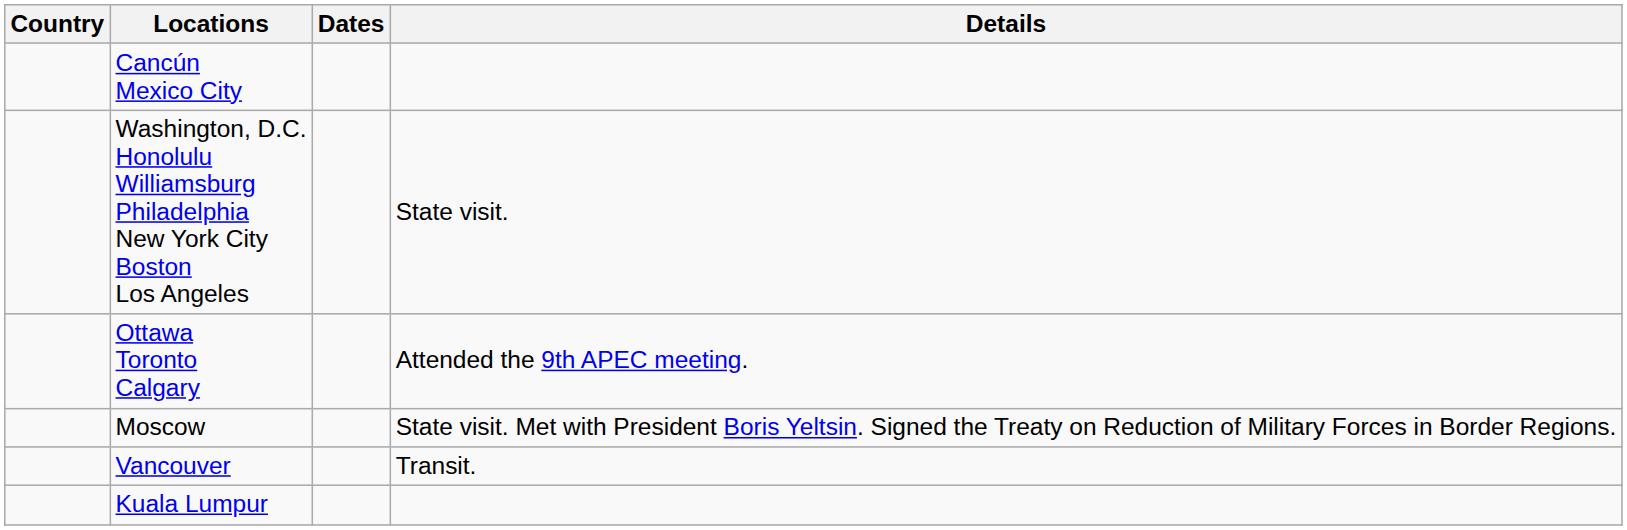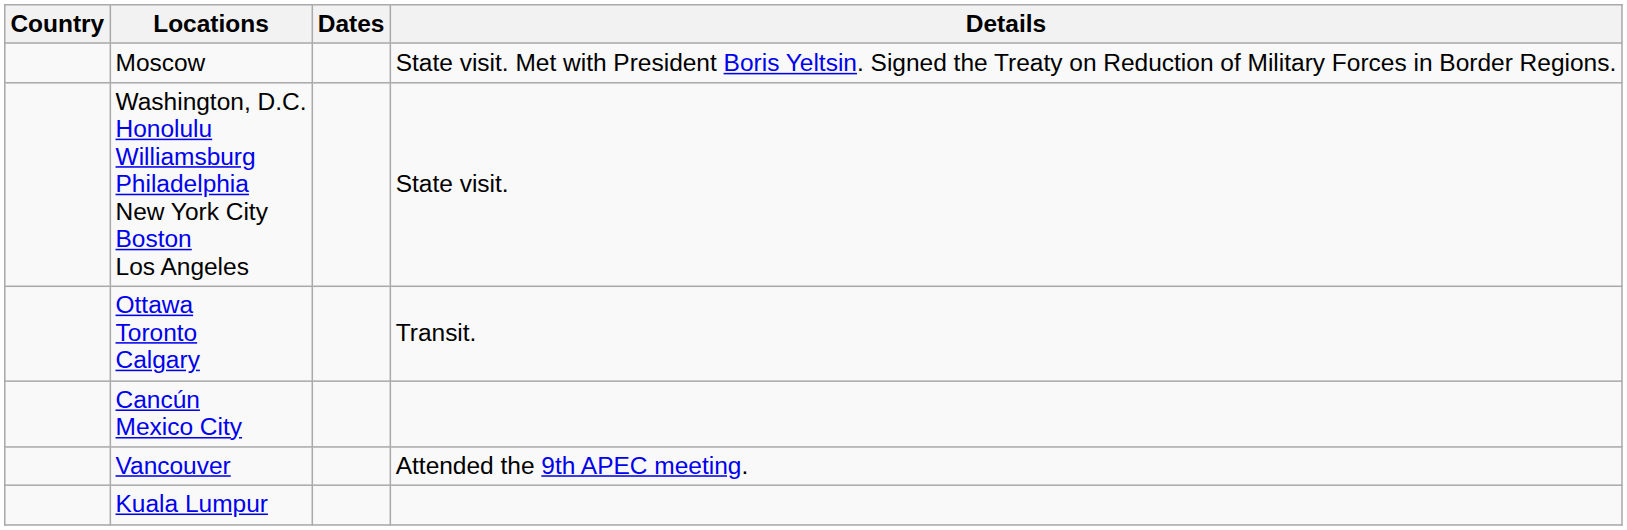rows swapped: (160, 427) <-> (179, 76)
(572, 360) Attended the 9th APEC meeting. -> (436, 333) Transit.
(436, 465) Transit. -> (572, 465) Attended the 9th APEC meeting.
